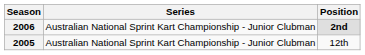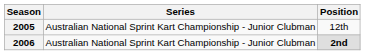rows swapped: (24, 42) <-> (24, 27)
